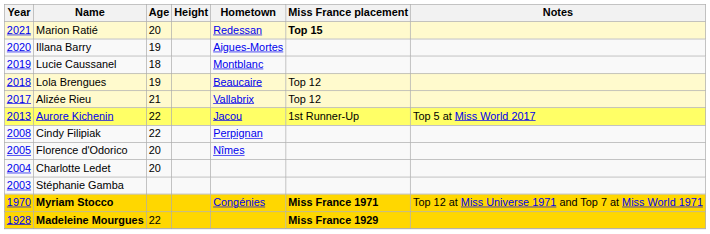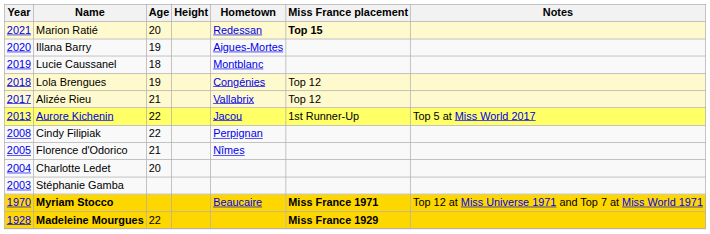(238, 82) Beaucaire -> (239, 82) Congénies
(155, 151) 20 -> (155, 151) 21
(239, 202) Congénies -> (238, 202) Beaucaire
